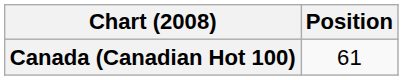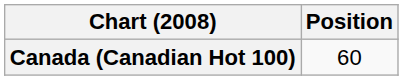(349, 57) 61 -> (349, 57) 60
